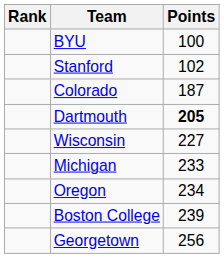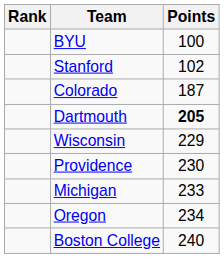(191, 141) 227 -> (191, 141) 229
+ row: (93, 166)
(191, 215) 239 -> (191, 240) 240
- row: (96, 240)
